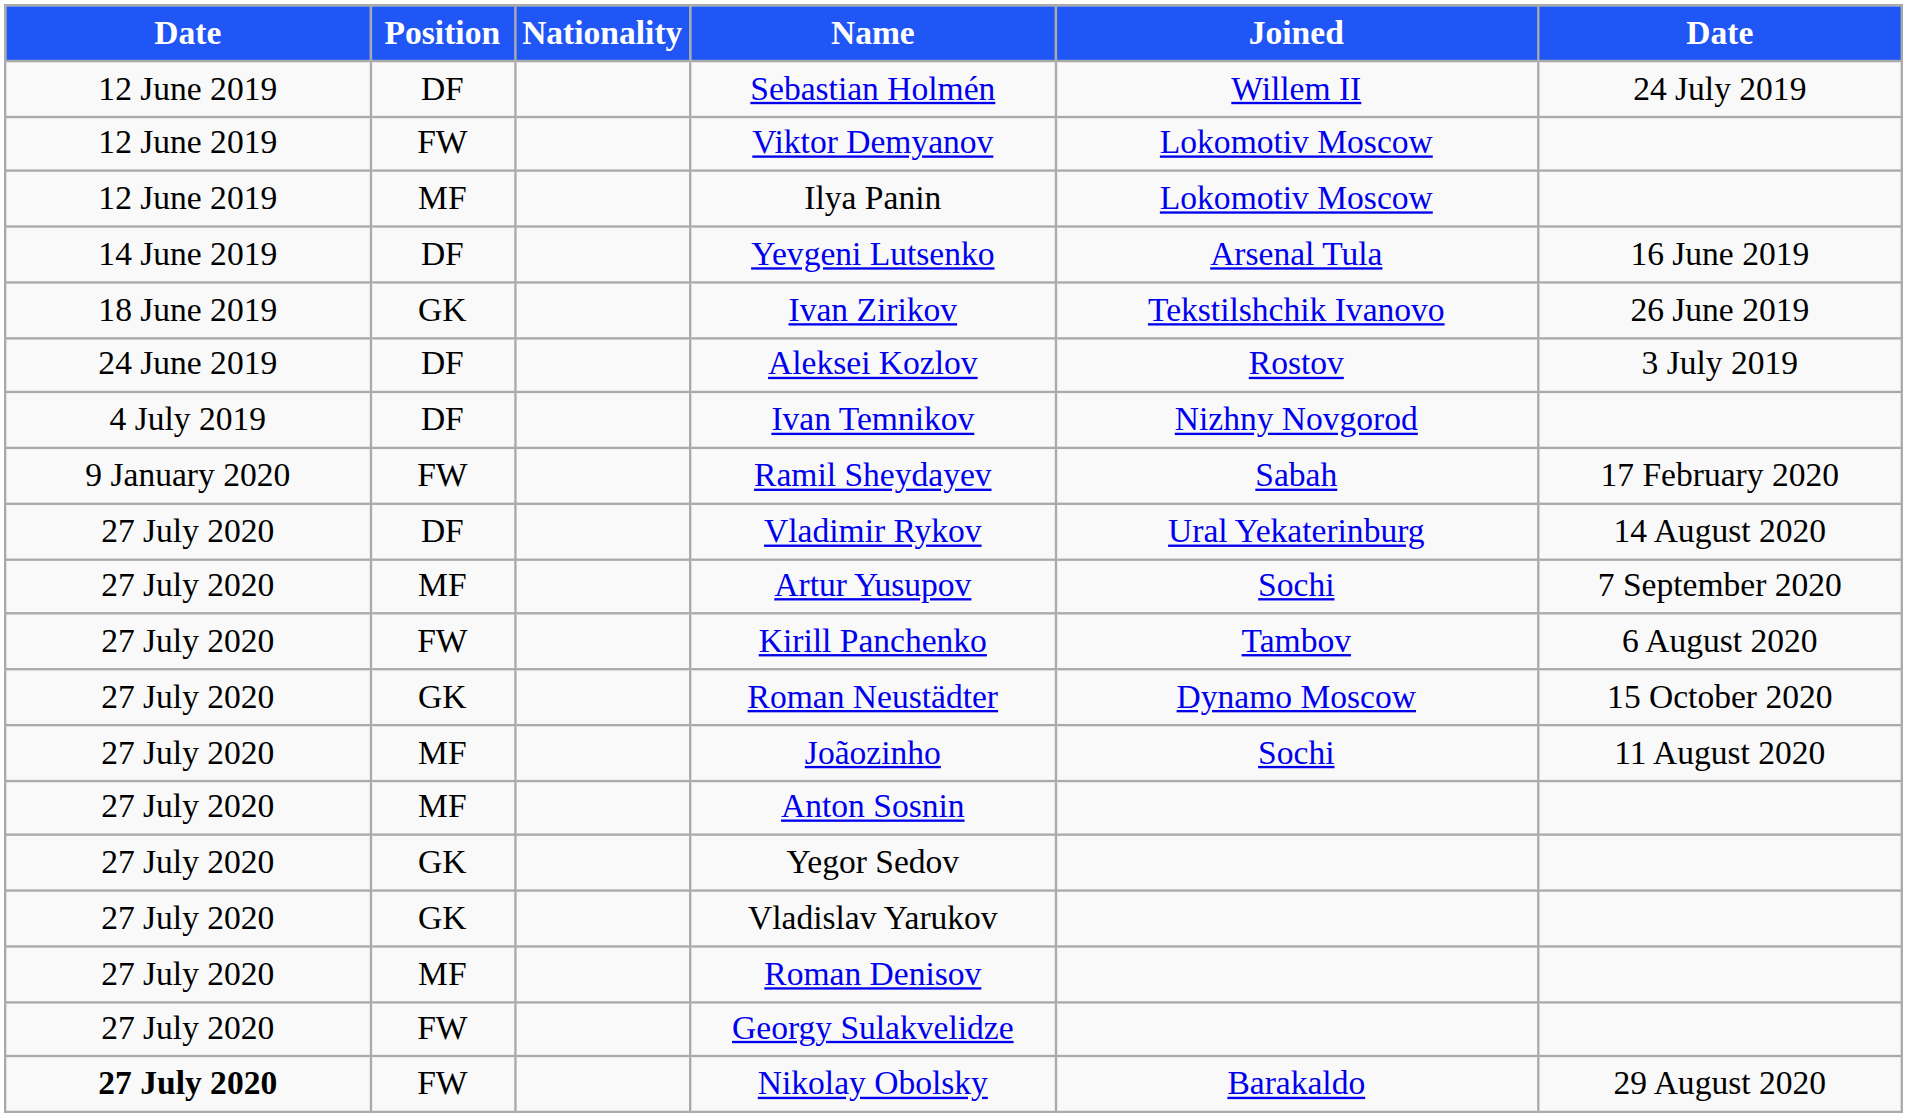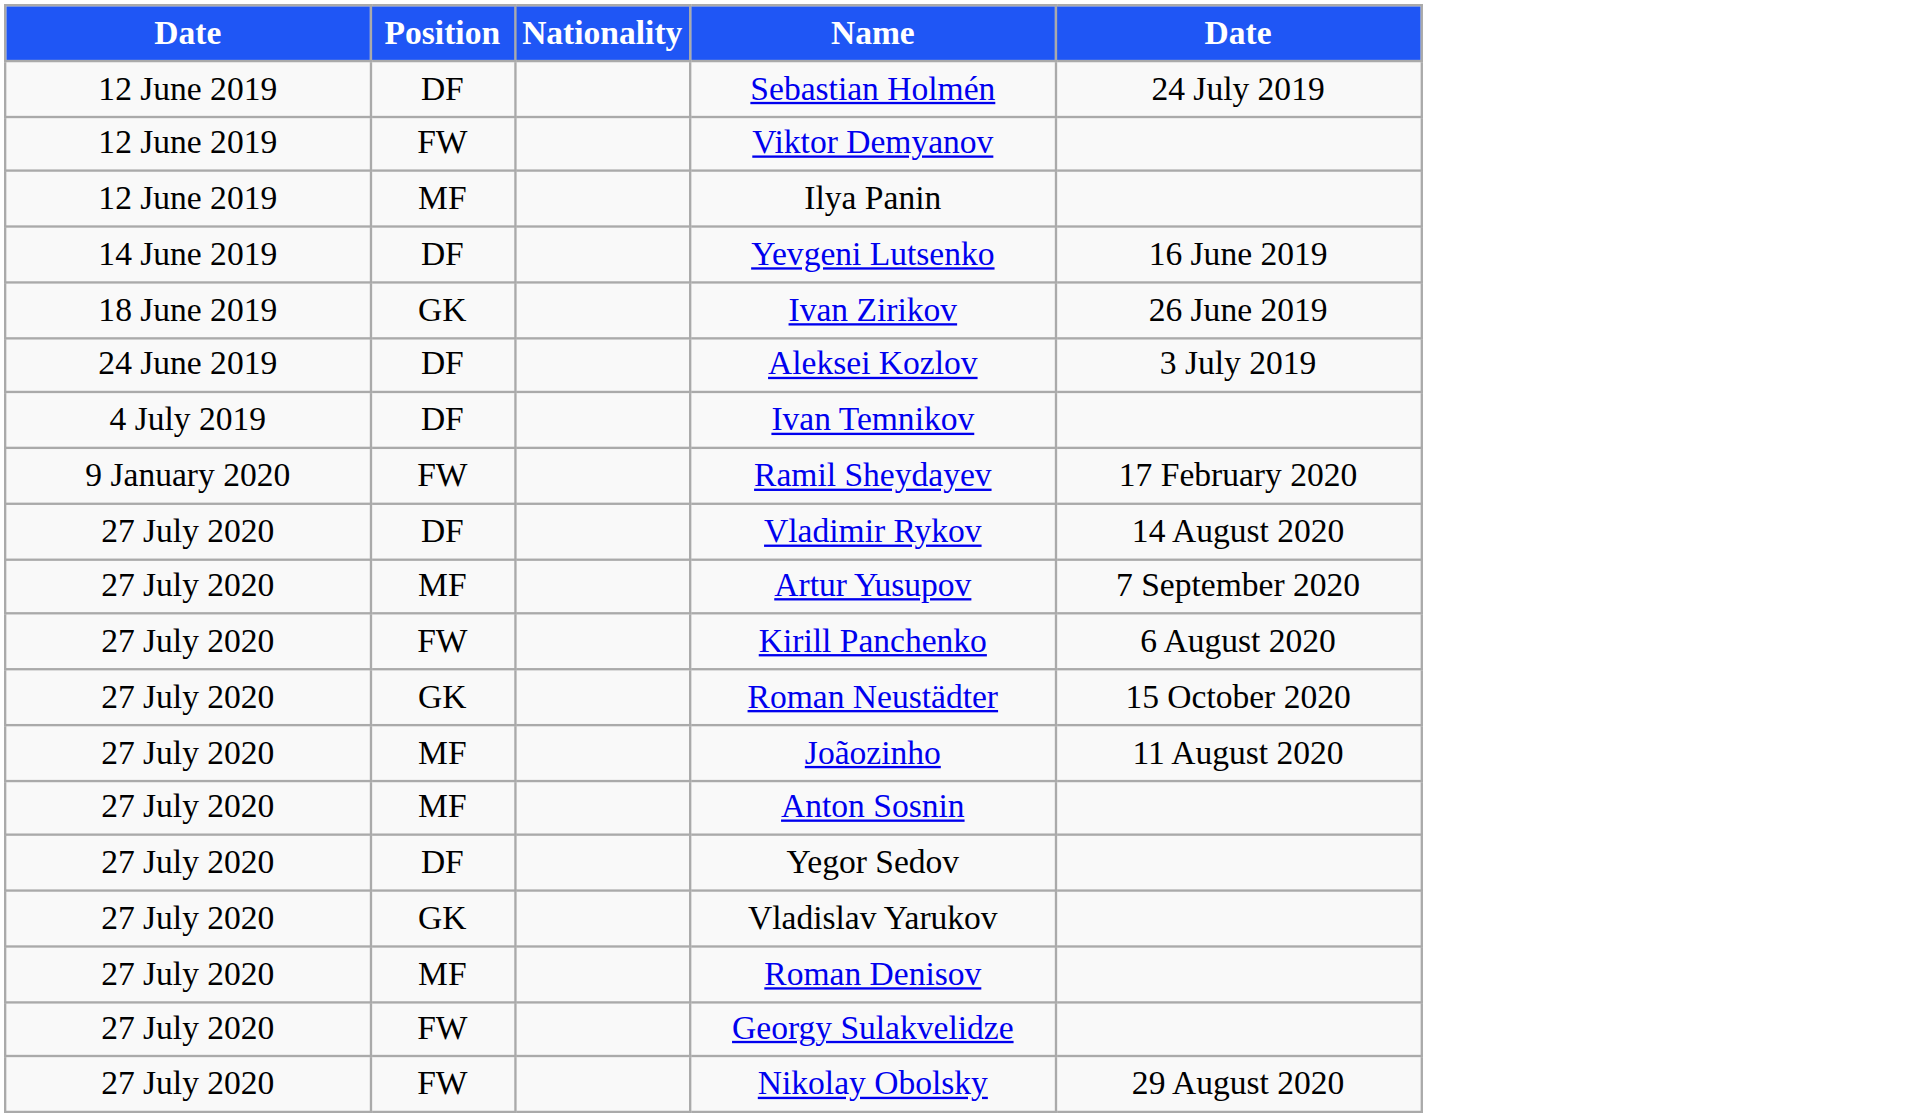- column: (1296, 32)
(442, 862) GK -> (442, 862) DF
(188, 1083) bold -> (188, 1083) normal
